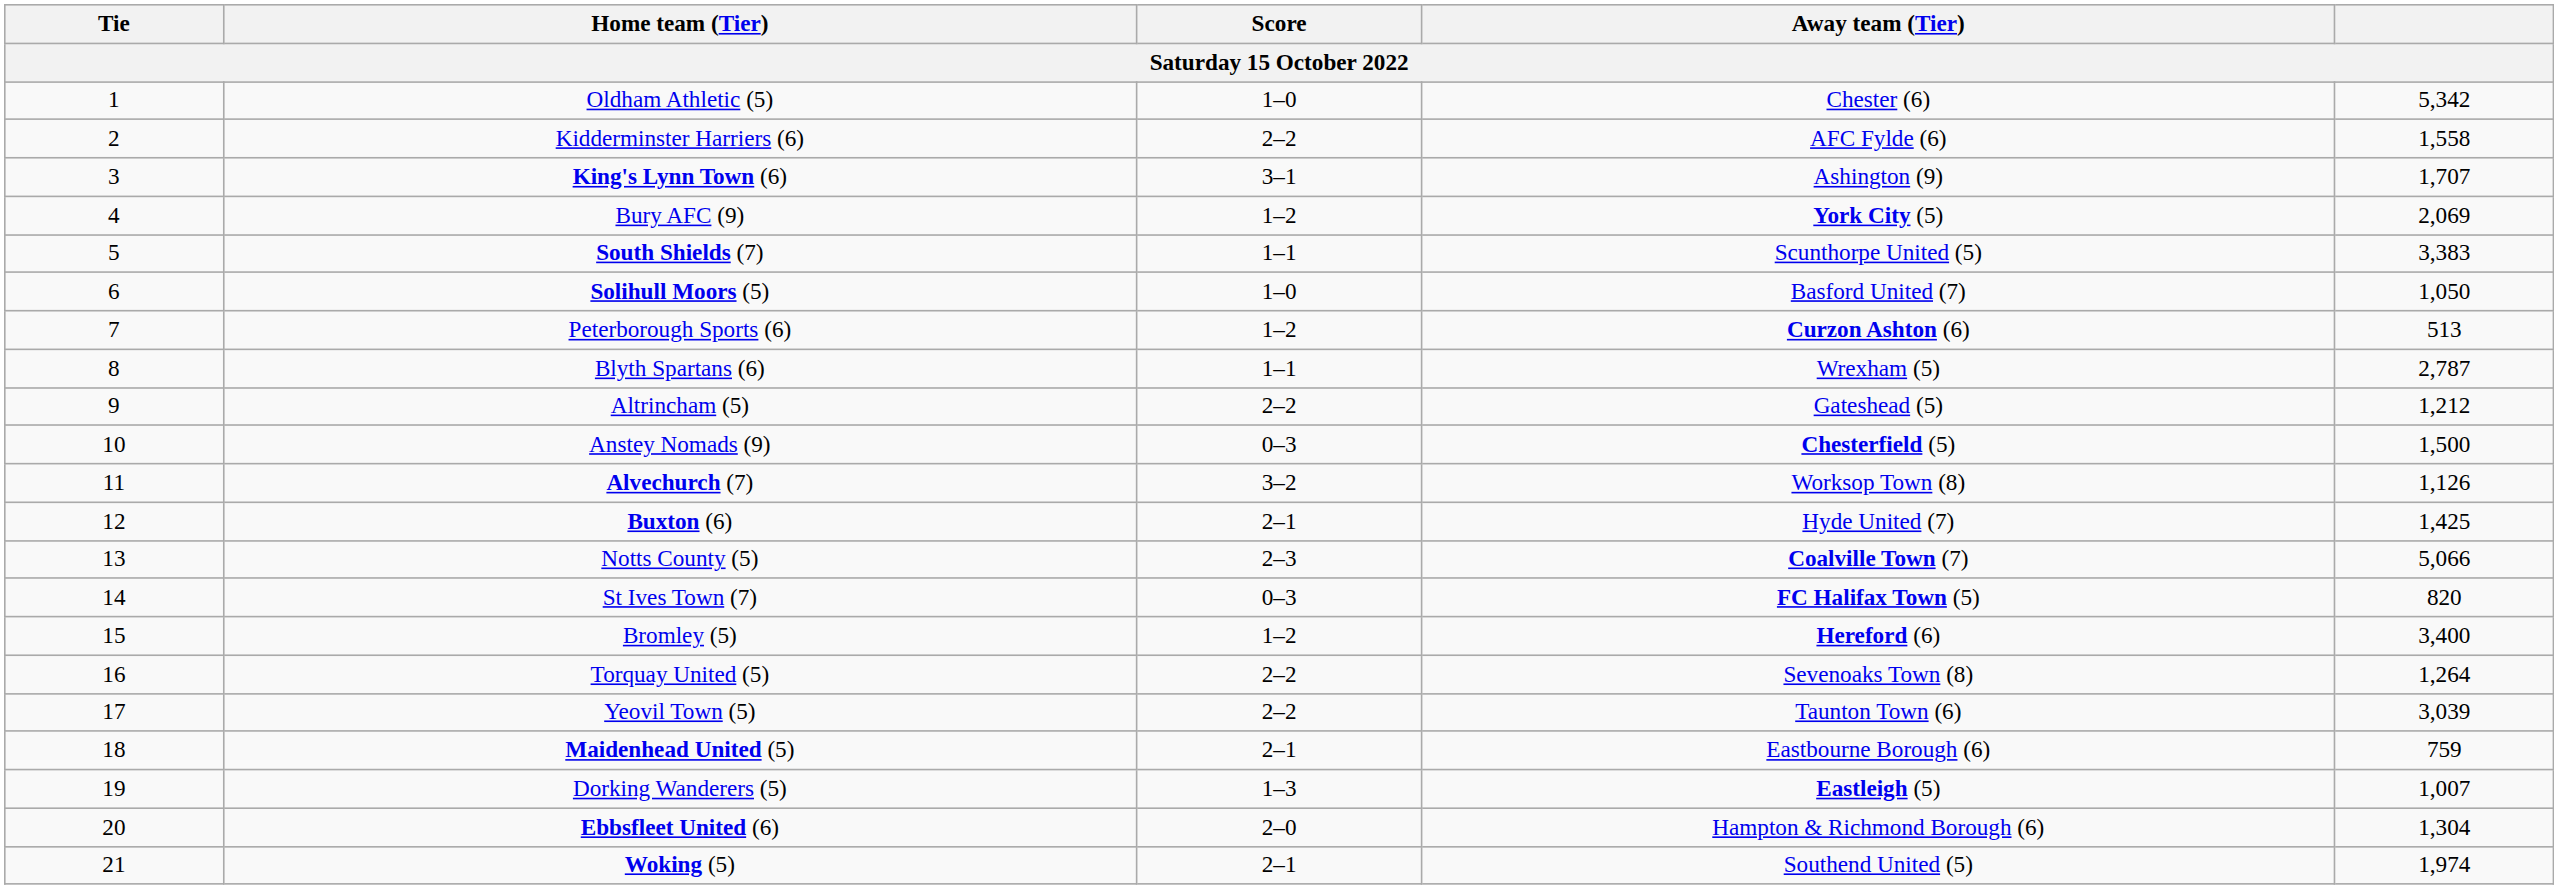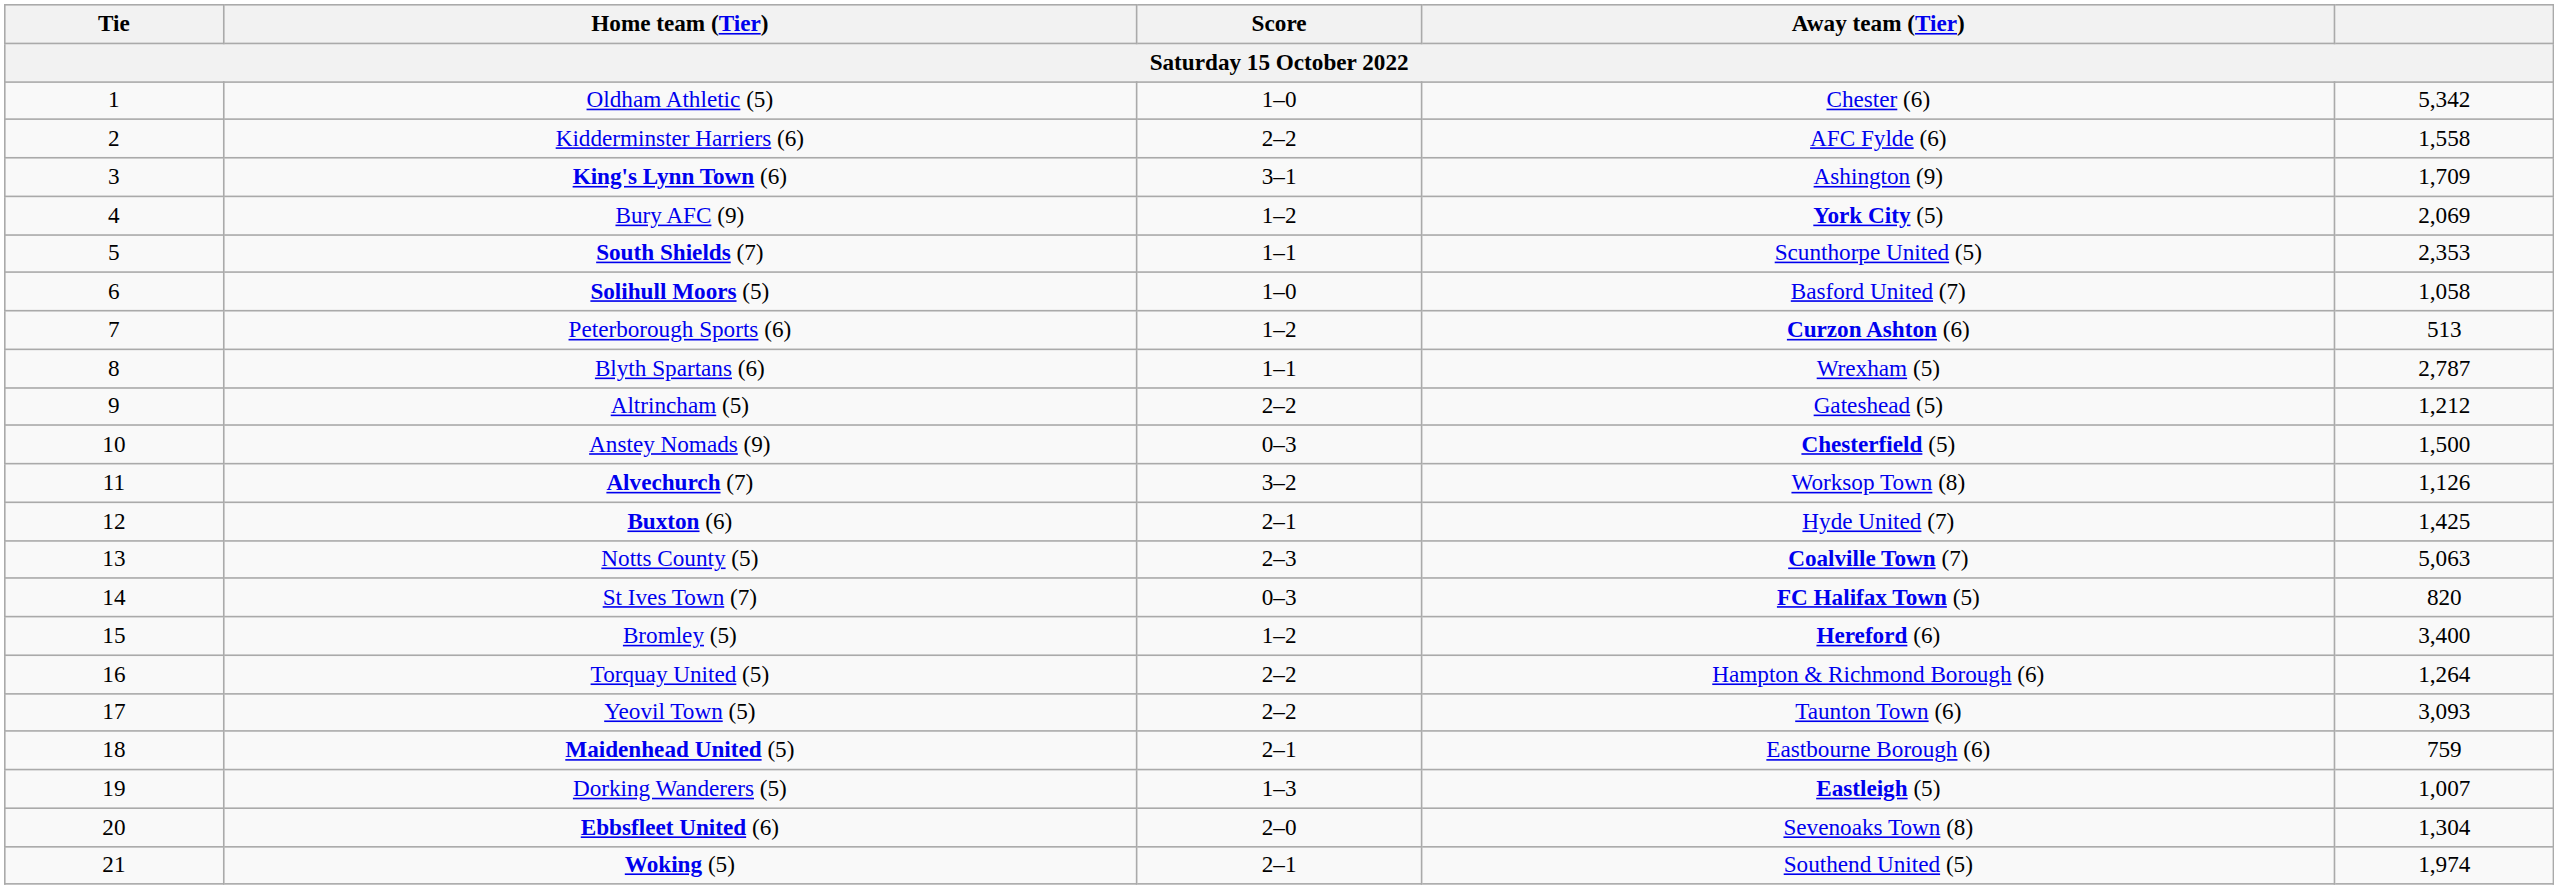(2444, 176) 1,707 -> (2444, 176) 1,709
(2444, 253) 3,383 -> (2444, 253) 2,353
(2444, 291) 1,050 -> (2444, 291) 1,058
(2444, 559) 5,066 -> (2444, 559) 5,063
(1878, 674) Sevenoaks Town (8) -> (1878, 674) Hampton & Richmond Borough (6)
(2444, 712) 3,039 -> (2444, 712) 3,093
(1878, 826) Hampton & Richmond Borough (6) -> (1878, 826) Sevenoaks Town (8)
